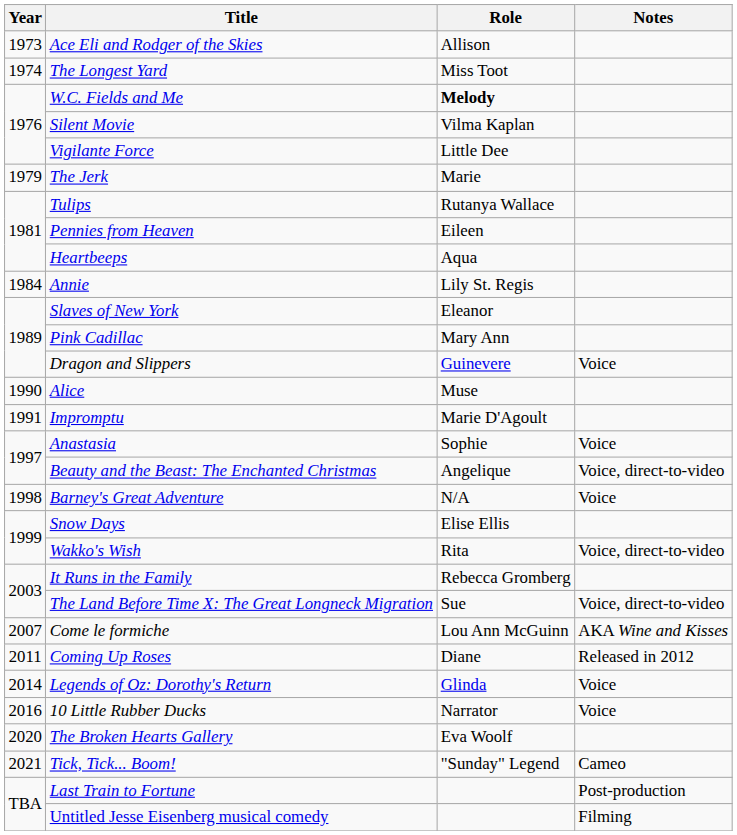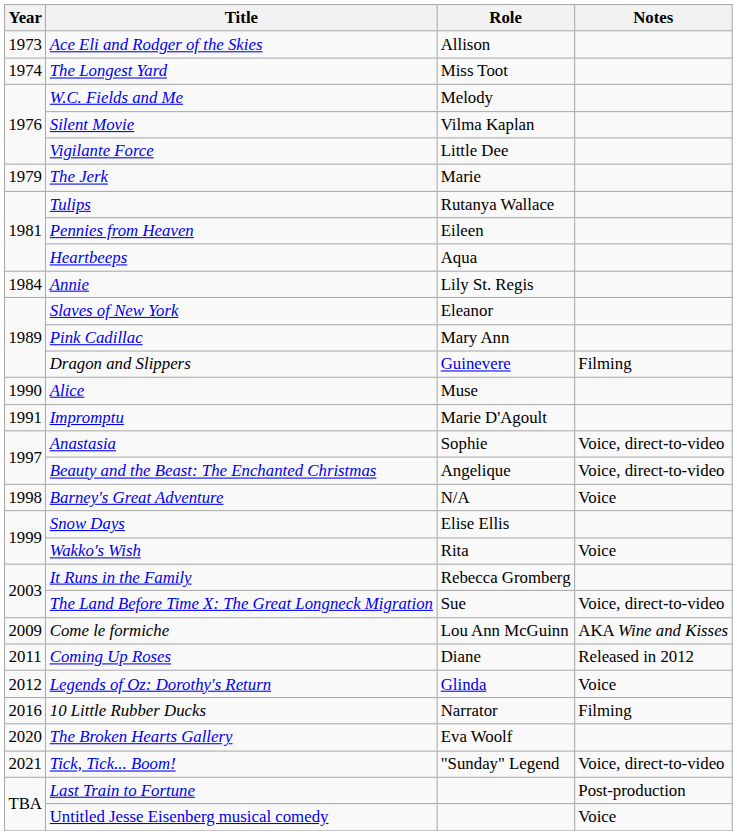(468, 97) bold -> (467, 97) normal
(597, 364) Voice -> (605, 364) Filming
(597, 444) Voice -> (651, 444) Voice, direct-to-video
(651, 550) Voice, direct-to-video -> (597, 550) Voice
(25, 630) 2007 -> (25, 630) 2009
(25, 683) 2014 -> (25, 683) 2012
(597, 710) Voice -> (605, 710) Filming
(602, 763) Cameo -> (651, 763) Voice, direct-to-video
(605, 817) Filming -> (597, 817) Voice
